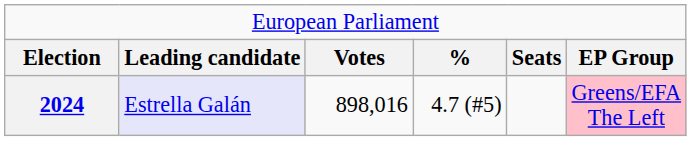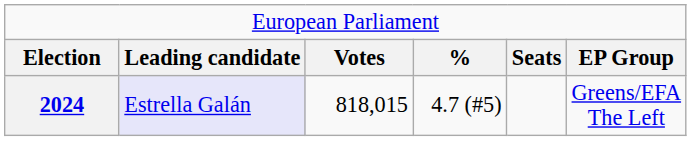(372, 105) 898,016 -> (372, 105) 818,015
(626, 105) pink background -> (626, 105) no background
